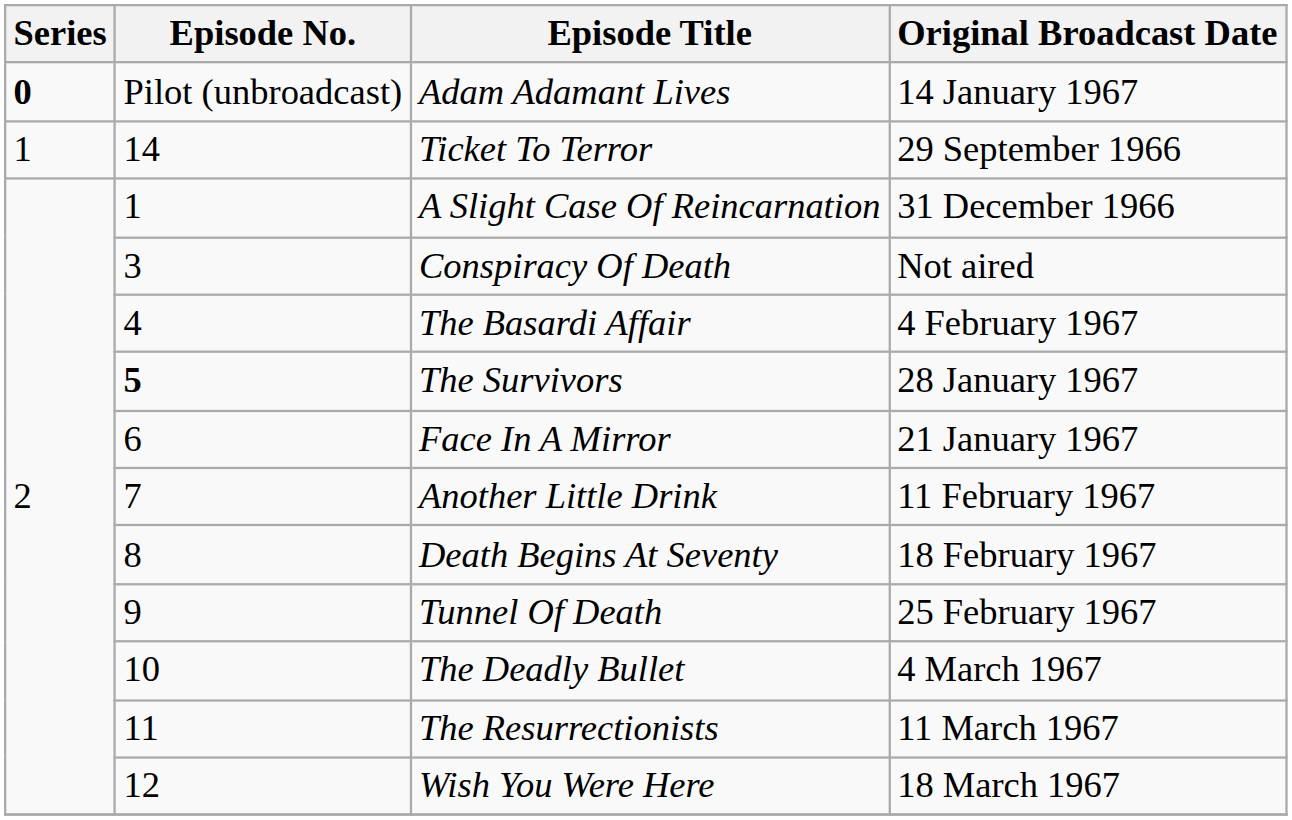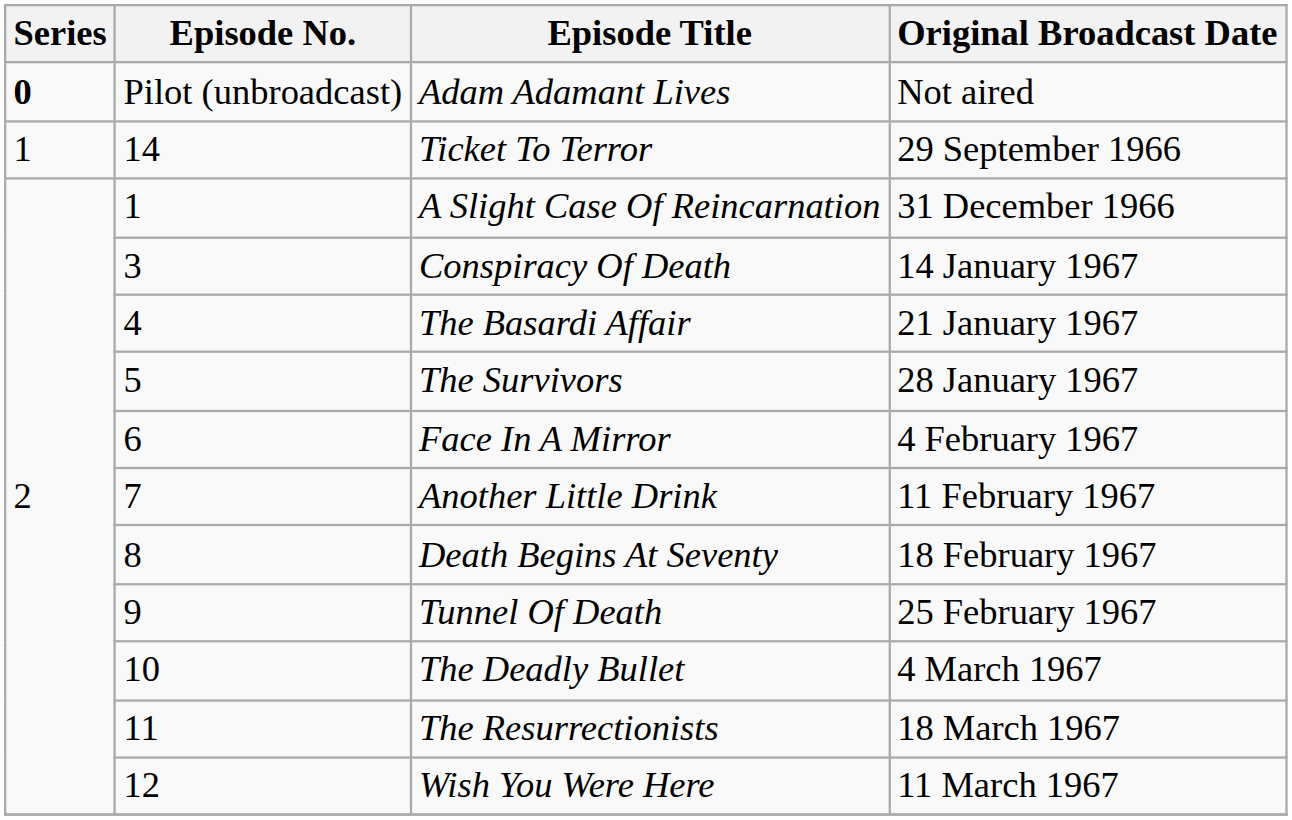(1018, 91) 14 January 1967 -> (966, 91) Not aired
(966, 264) Not aired -> (1018, 264) 14 January 1967
(1018, 322) 4 February 1967 -> (1018, 322) 21 January 1967
(133, 380) bold -> (133, 380) normal
(1018, 438) 21 January 1967 -> (1018, 438) 4 February 1967
(1008, 727) 11 March 1967 -> (1009, 727) 18 March 1967
(1009, 785) 18 March 1967 -> (1008, 785) 11 March 1967
